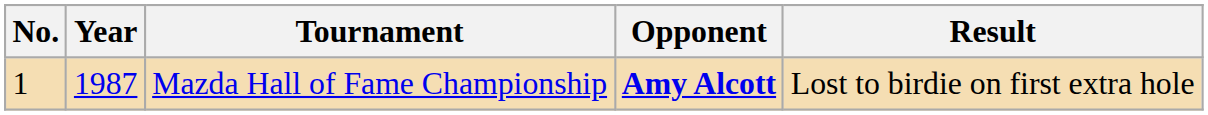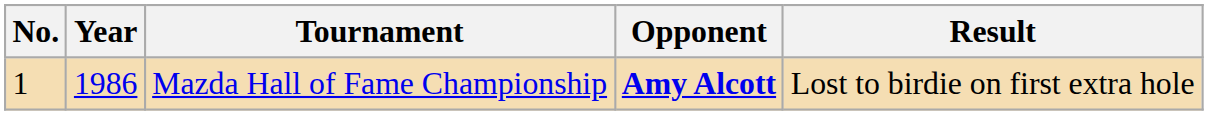(106, 83) 1987 -> (106, 83) 1986
